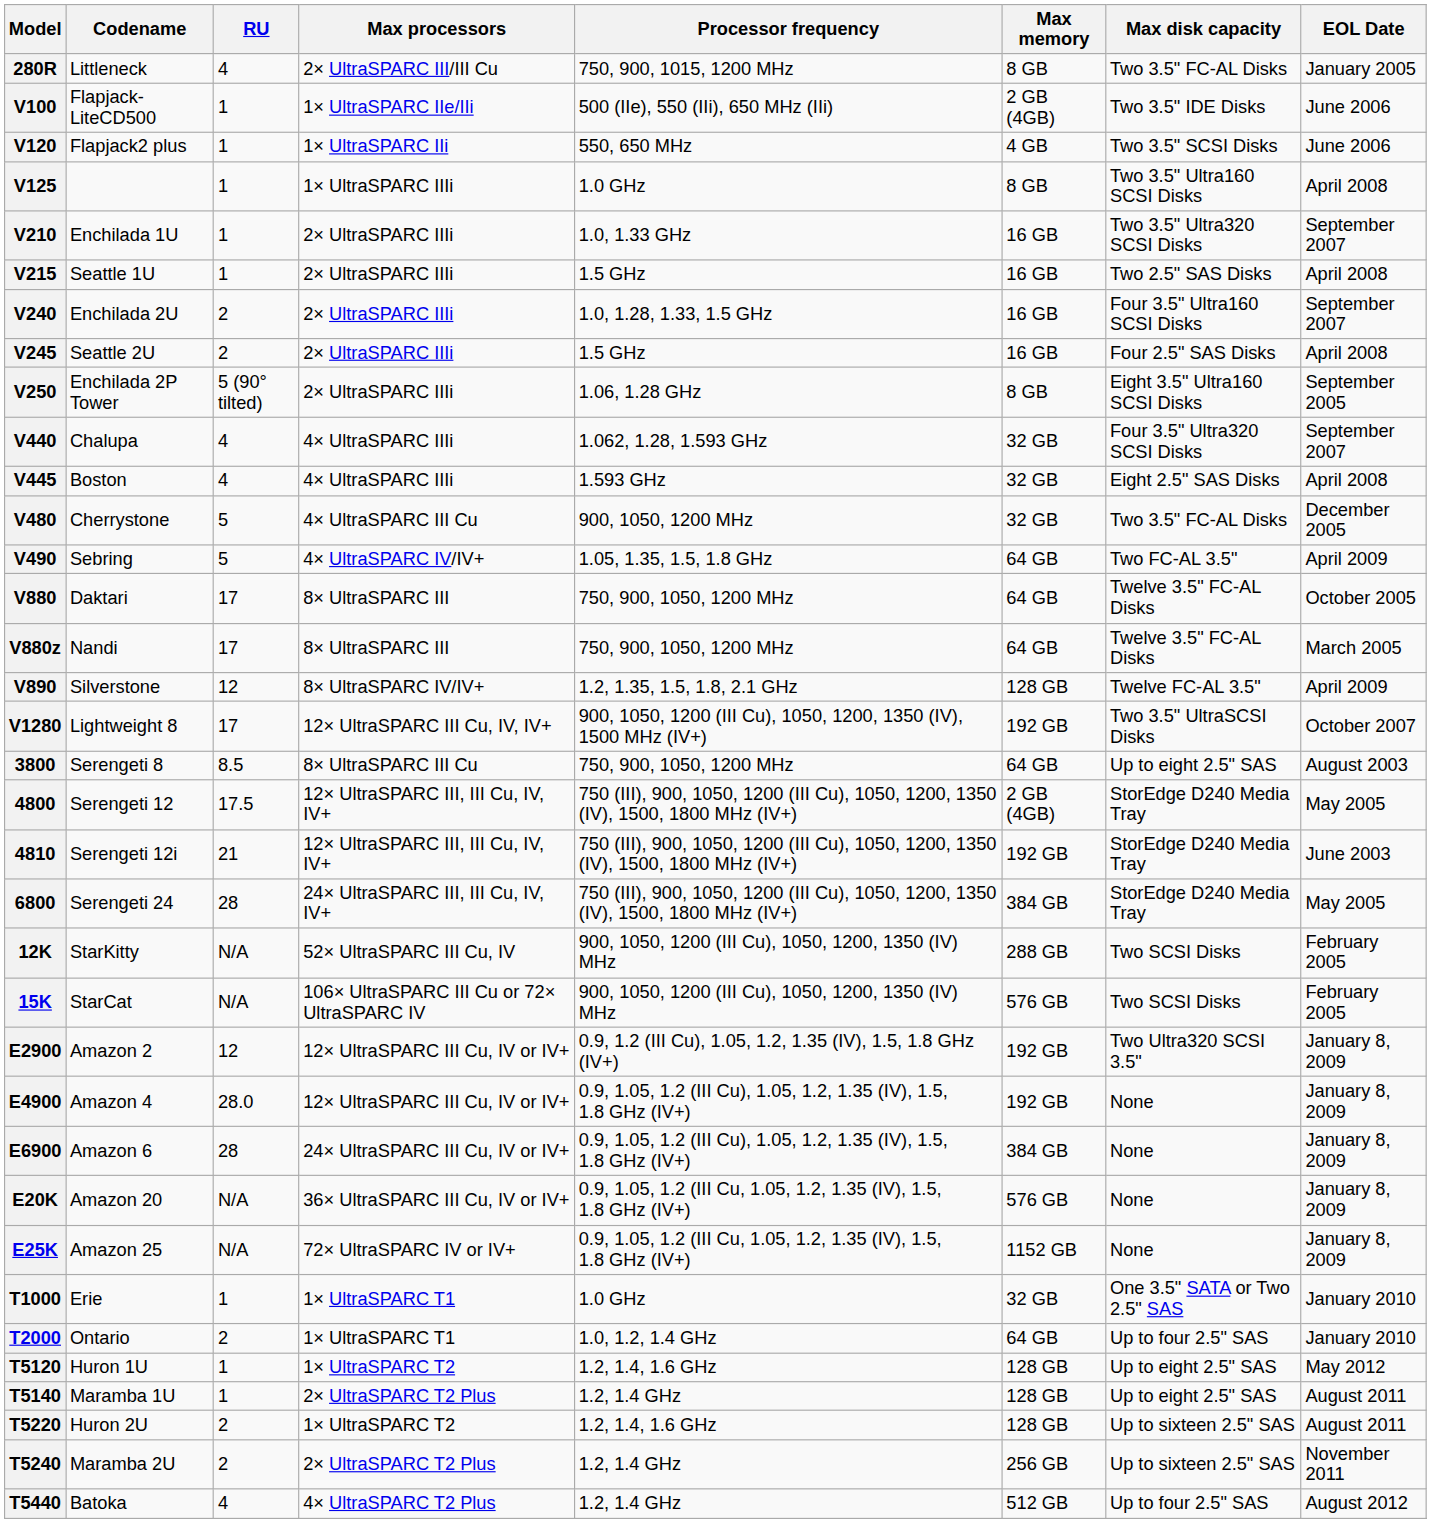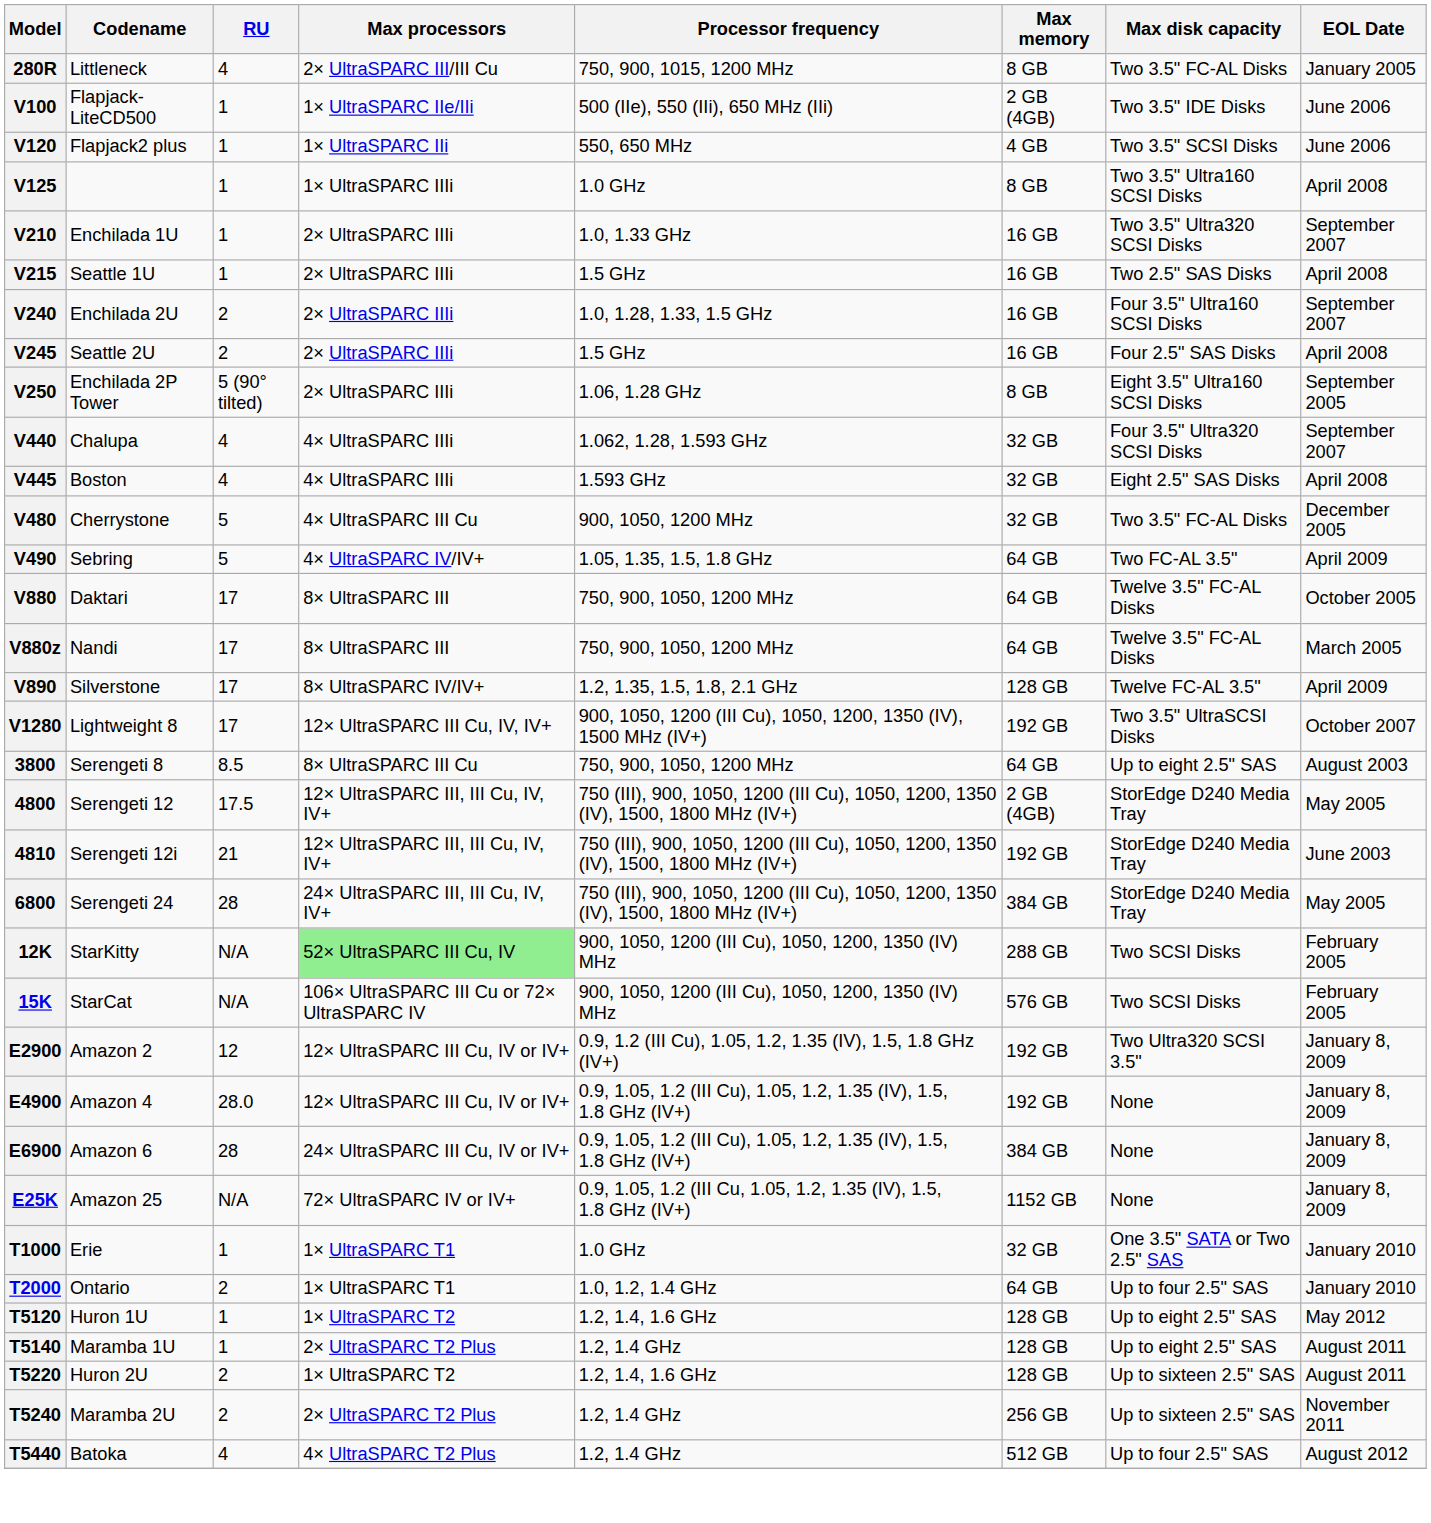(228, 687) 12 -> (228, 687) 17
(409, 952) no background -> (409, 952) lightgreen background
- row: (35, 1200)
